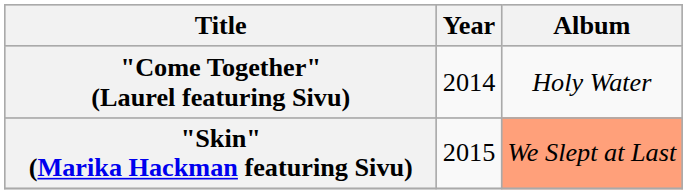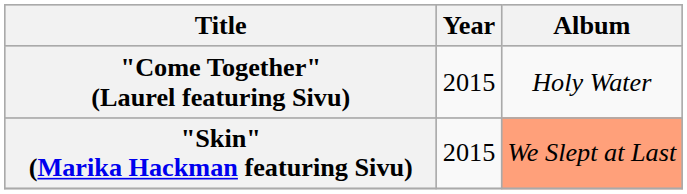(469, 81) 2014 -> (469, 81) 2015
